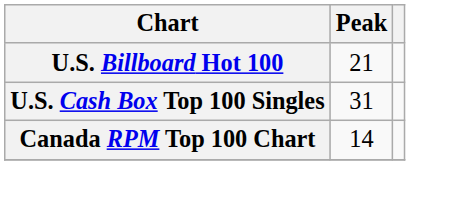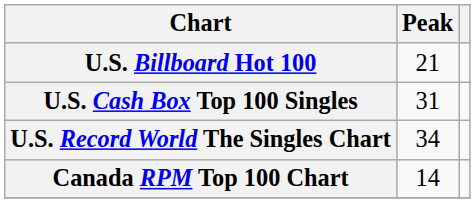+ row: (201, 139)
